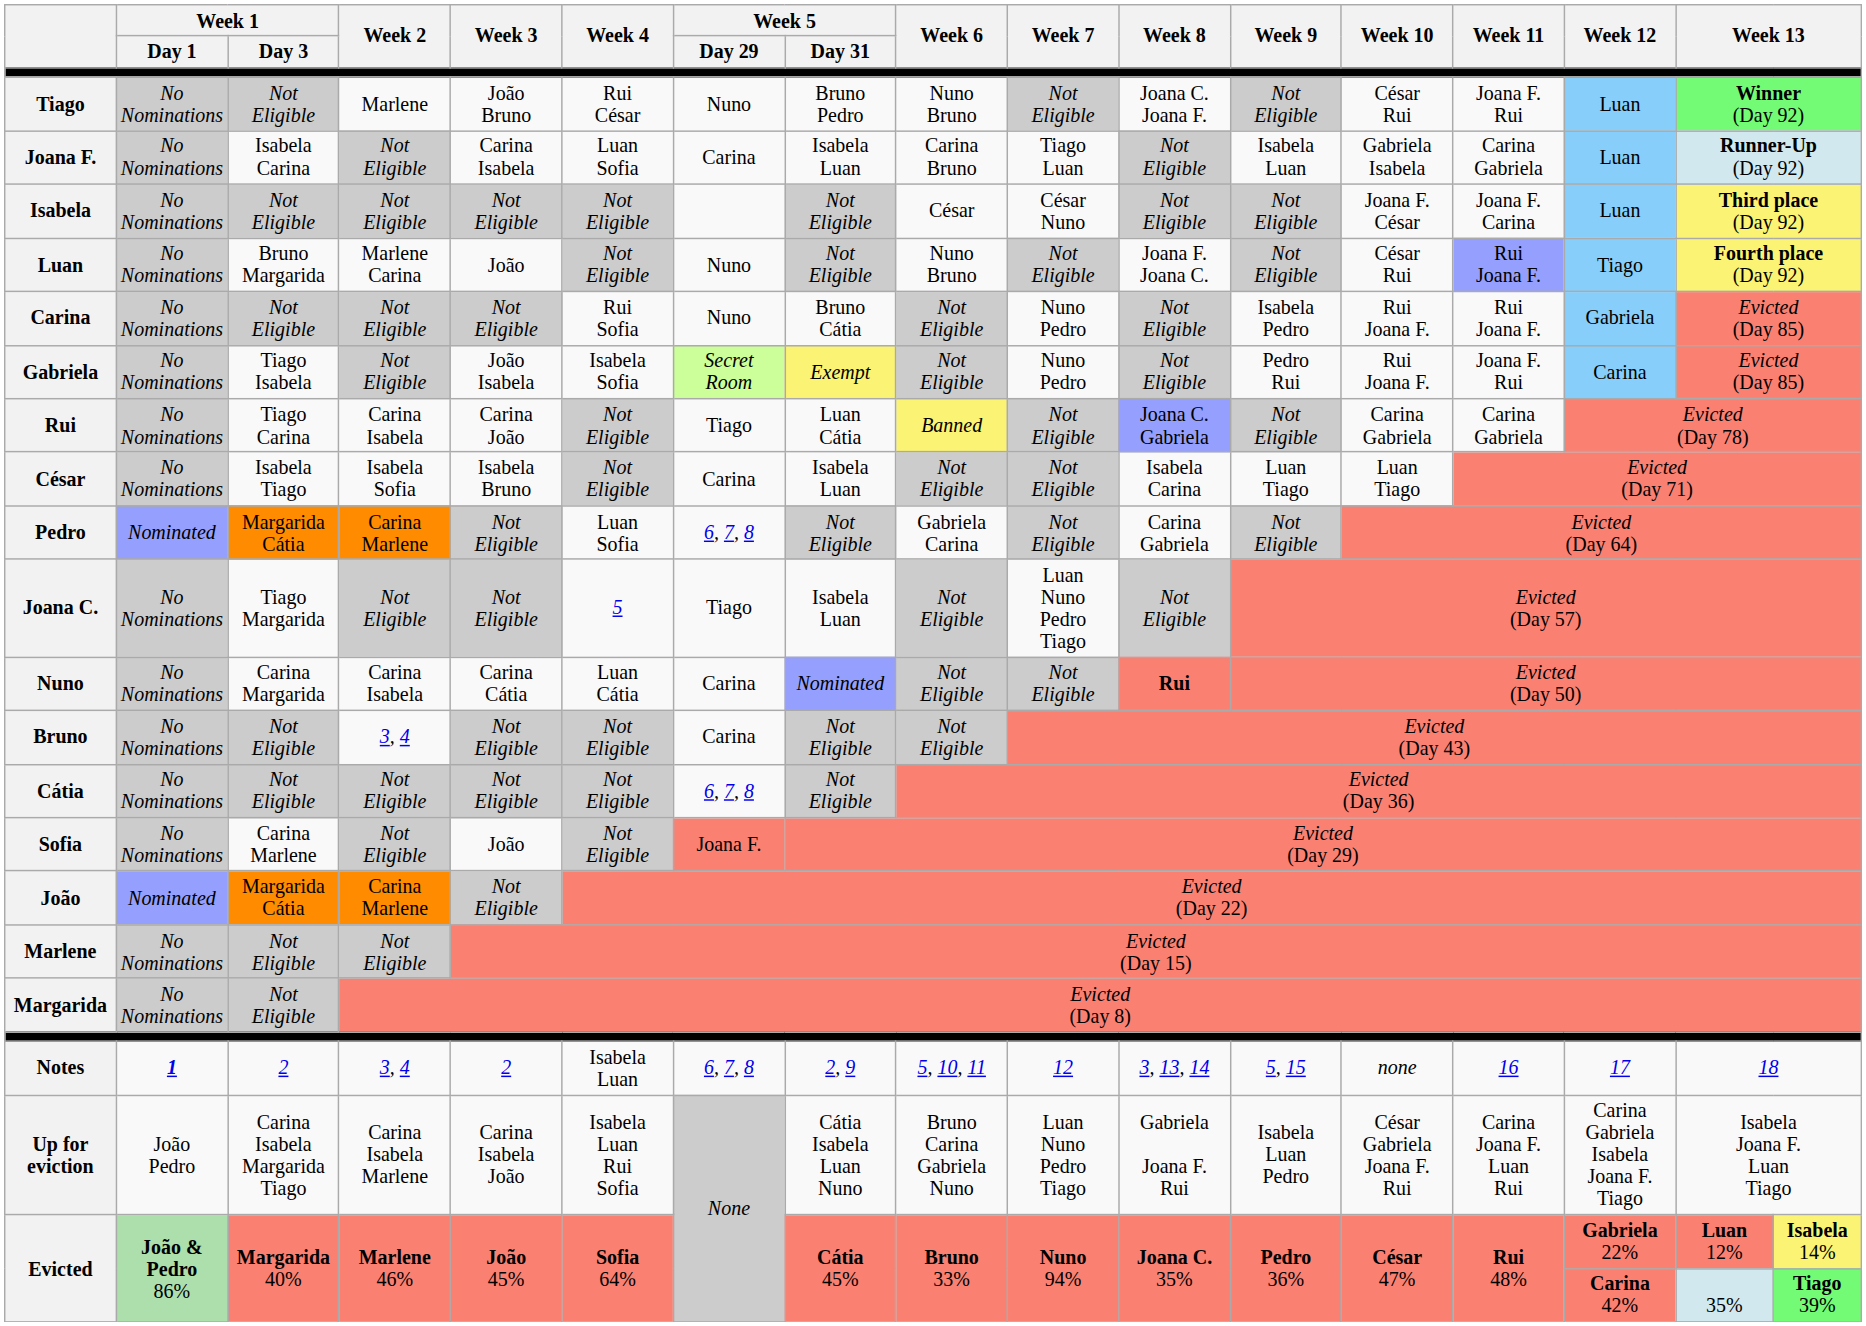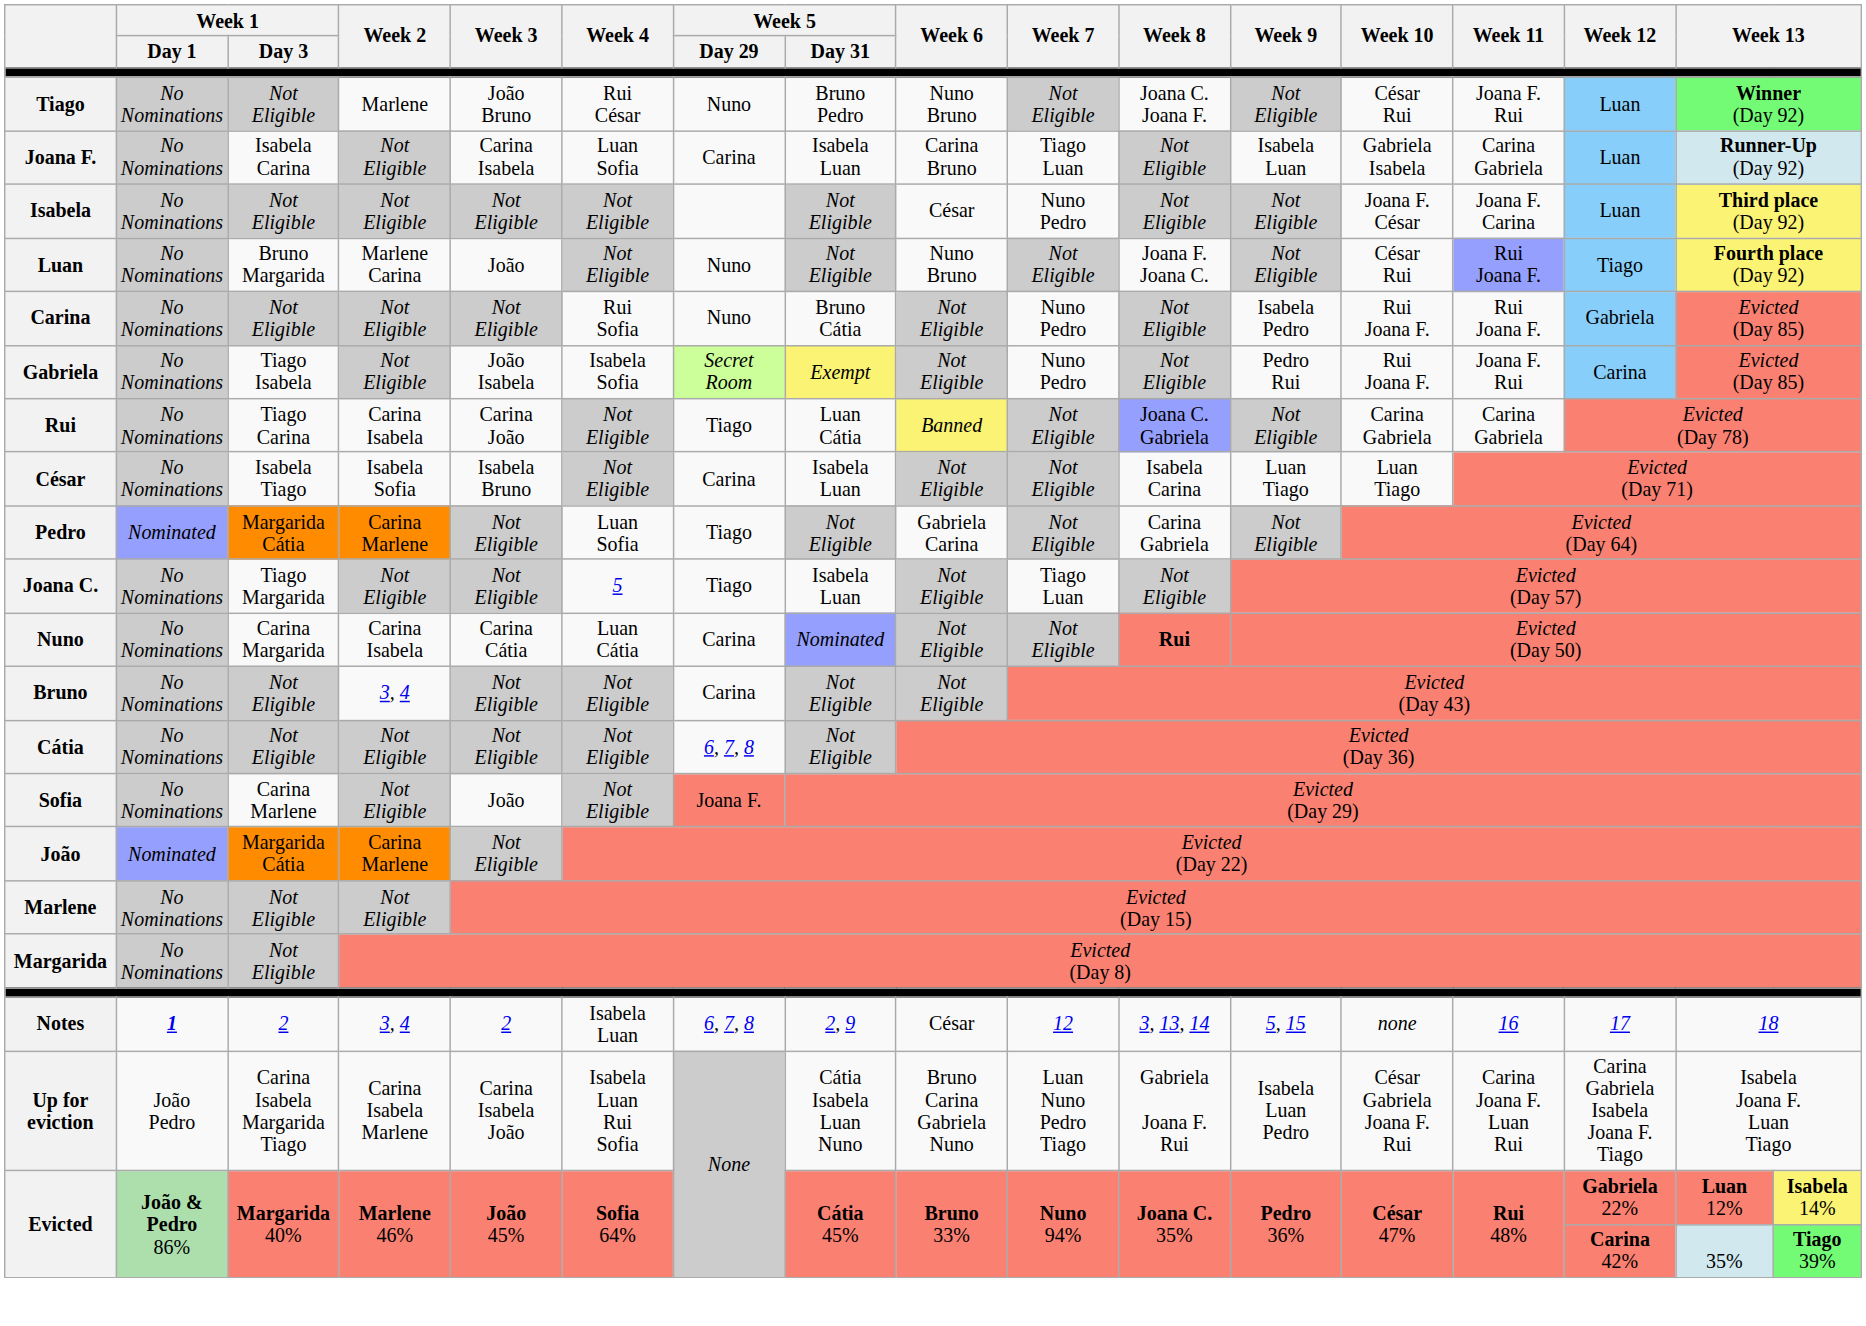(1063, 211) César Nuno -> (1063, 211) Nuno Pedro
(729, 532) 6, 7, 8 -> (729, 532) Tiago
(1063, 608) Luan Nuno Pedro Tiago -> (1063, 586) Tiago Luan
(952, 1068) 5, 10, 11 -> (952, 1024) César
